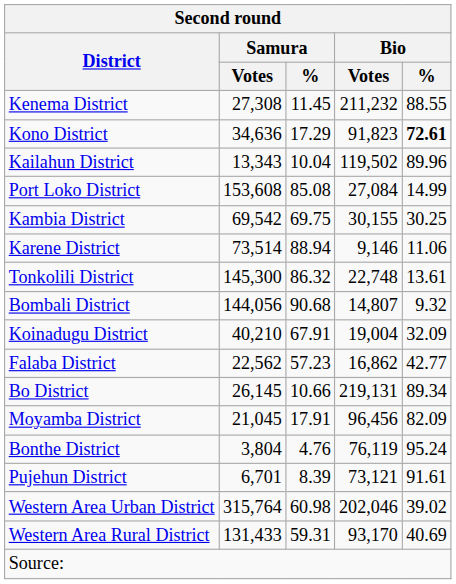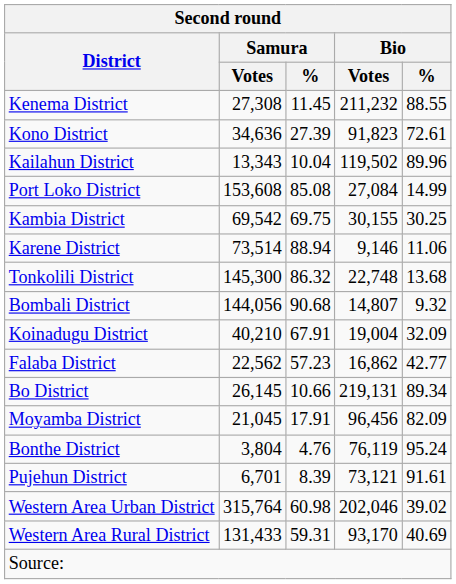(310, 133) 17.29 -> (310, 133) 27.39
(426, 133) bold -> (426, 133) normal
(426, 276) 13.61 -> (426, 276) 13.68
